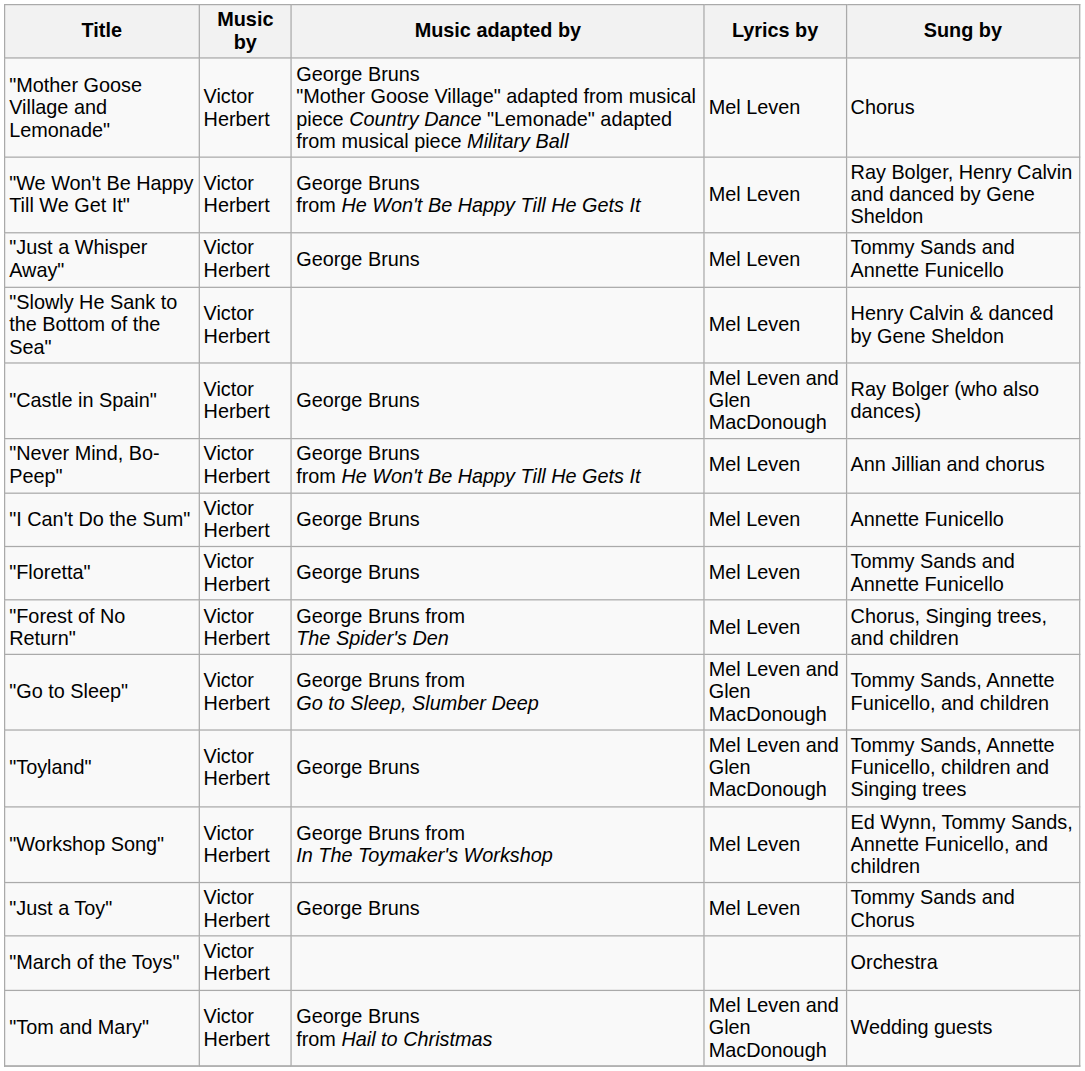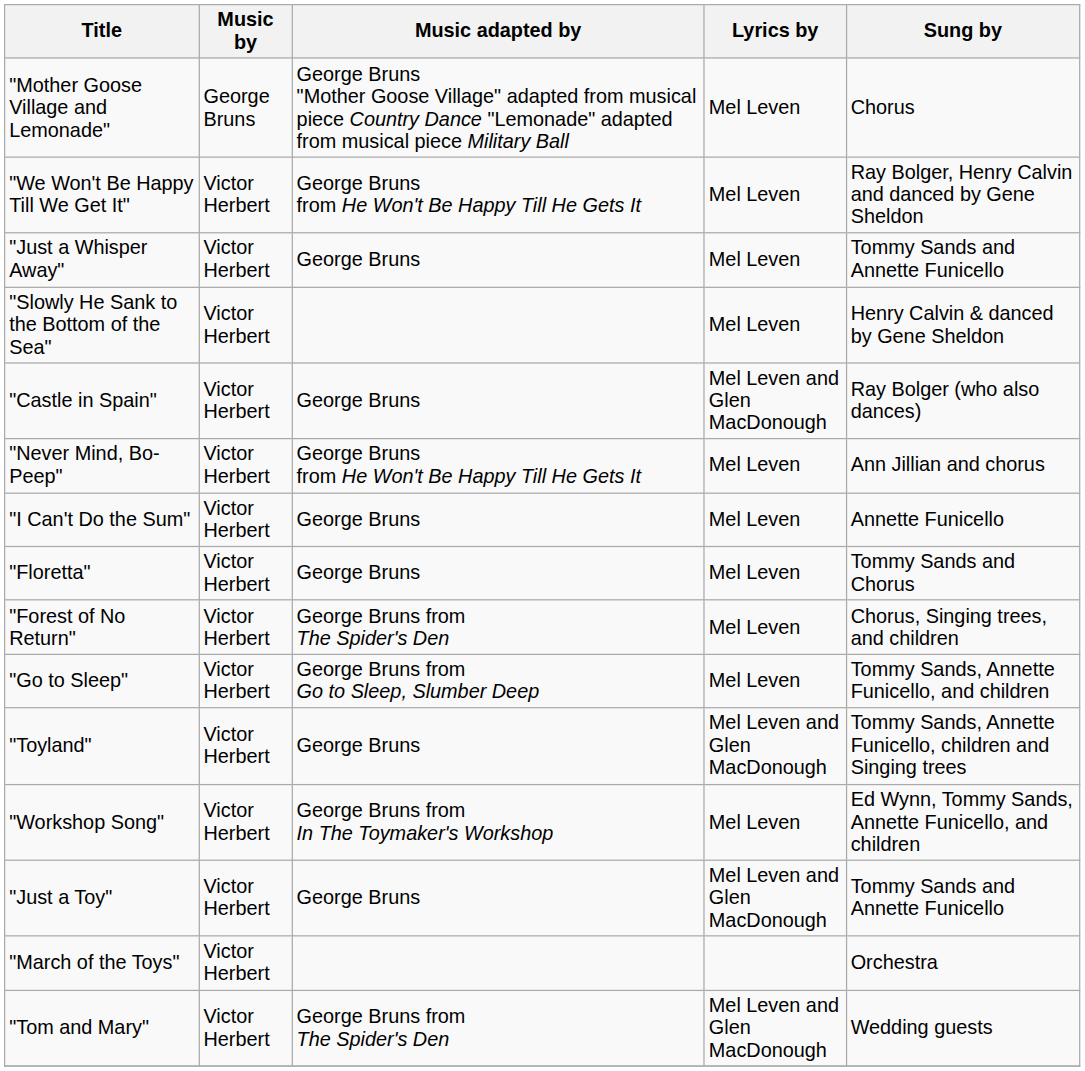(237, 107) Victor Herbert -> (237, 107) George Bruns
(933, 573) Tommy Sands and Annette Funicello -> (933, 573) Tommy Sands and Chorus
(774, 692) Mel Leven and Glen MacDonough -> (755, 680) Mel Leven
(754, 909) Mel Leven -> (774, 897) Mel Leven and Glen MacDonough
(933, 909) Tommy Sands and Chorus -> (933, 897) Tommy Sands and Annette Funicello
(394, 1027) George Bruns from Hail to Christmas -> (381, 1027) George Bruns from The Spider's Den
